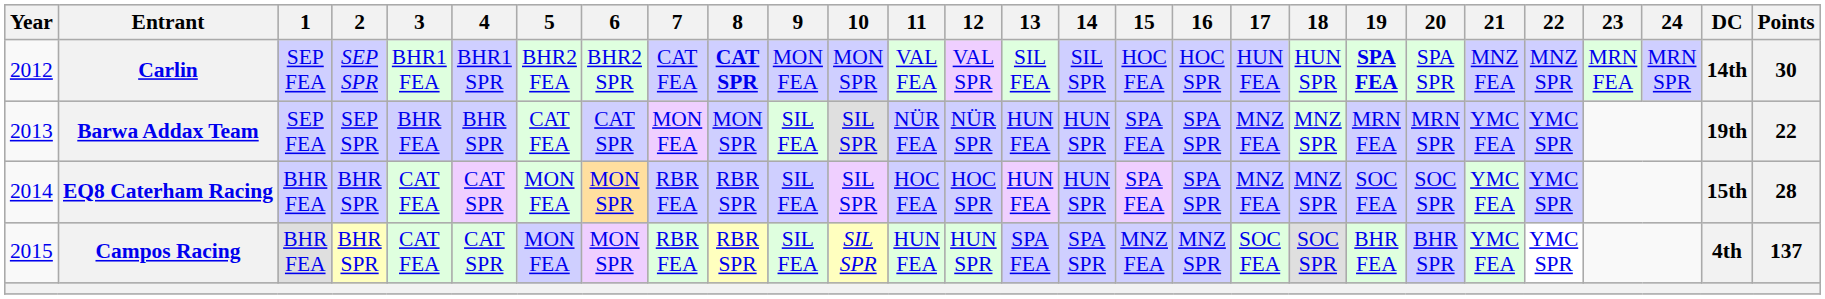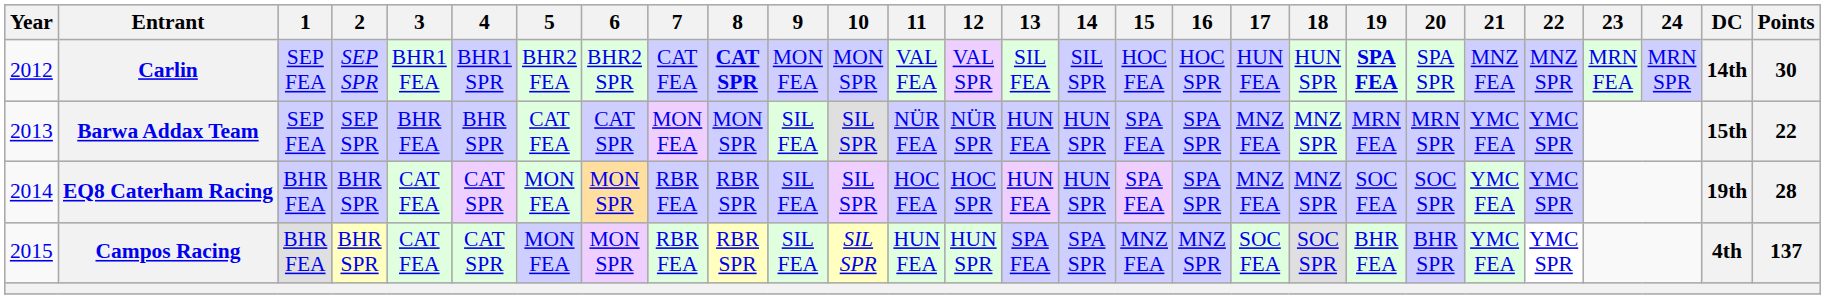(1727, 130) 19th -> (1727, 130) 15th
(1727, 191) 15th -> (1727, 191) 19th
